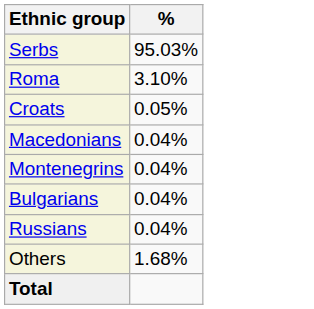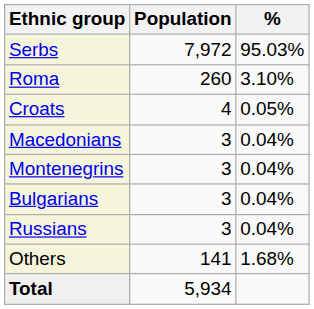+ column: (183, 19)
